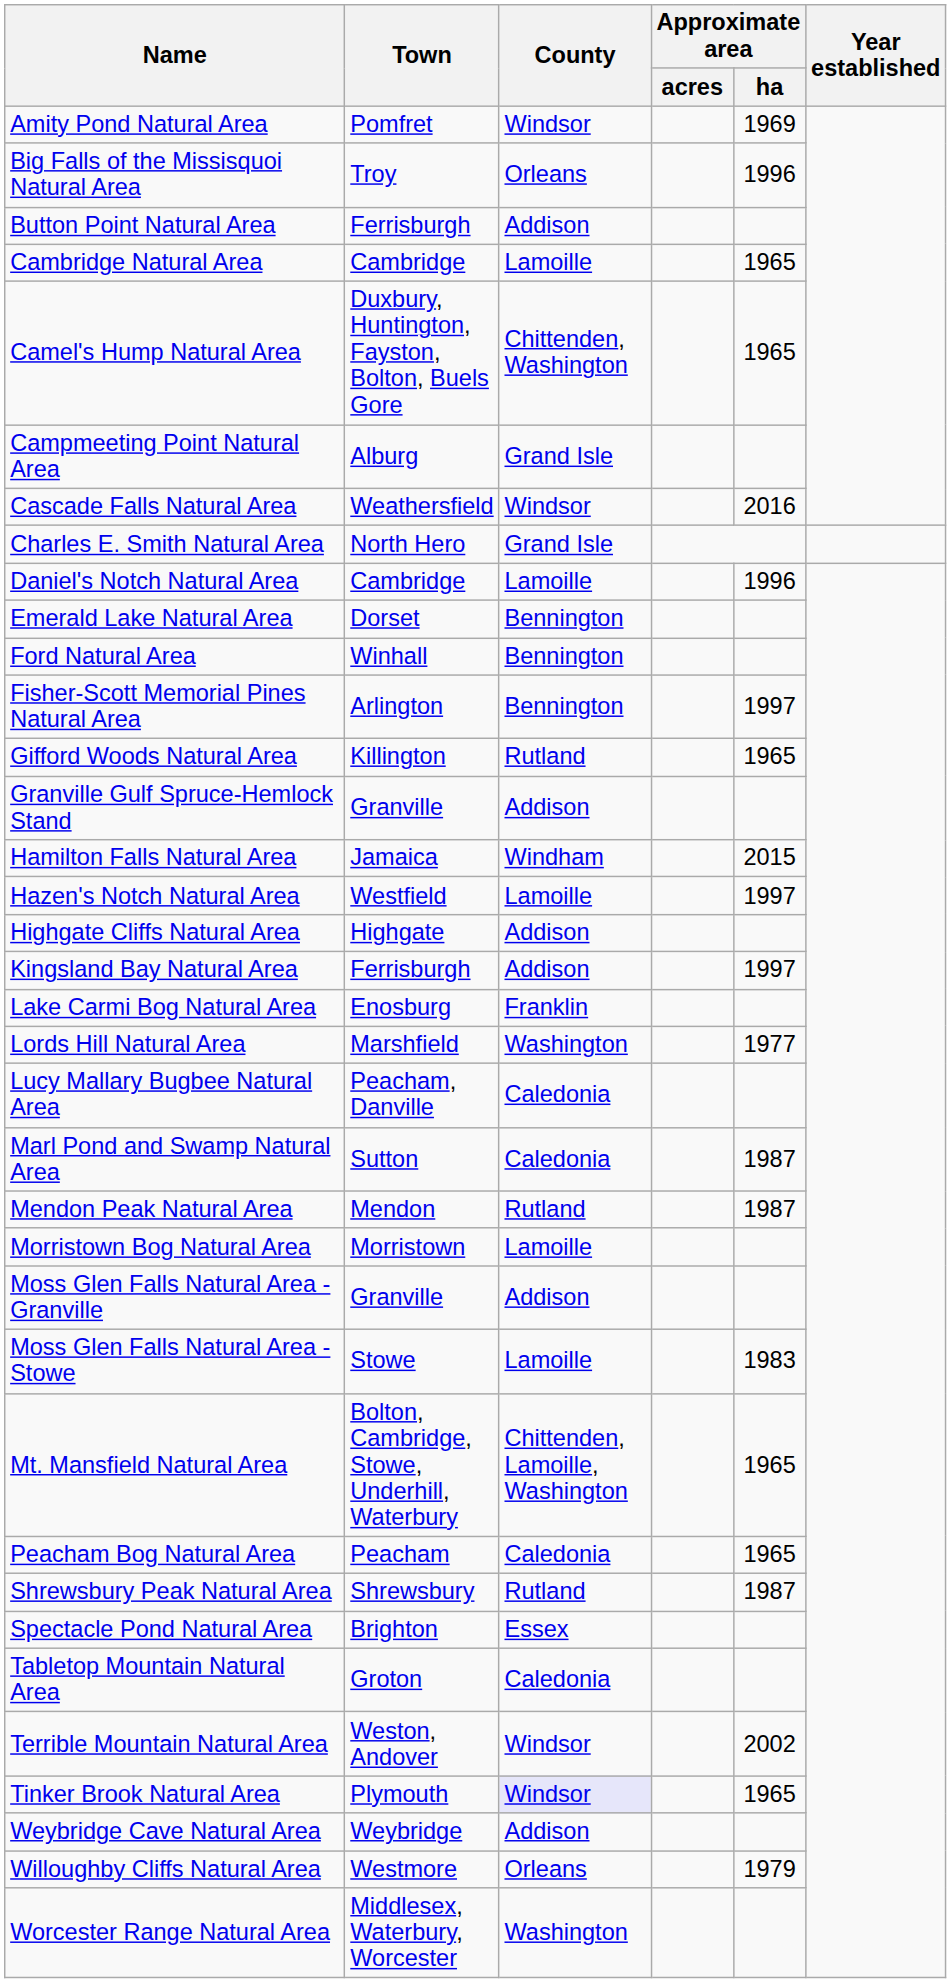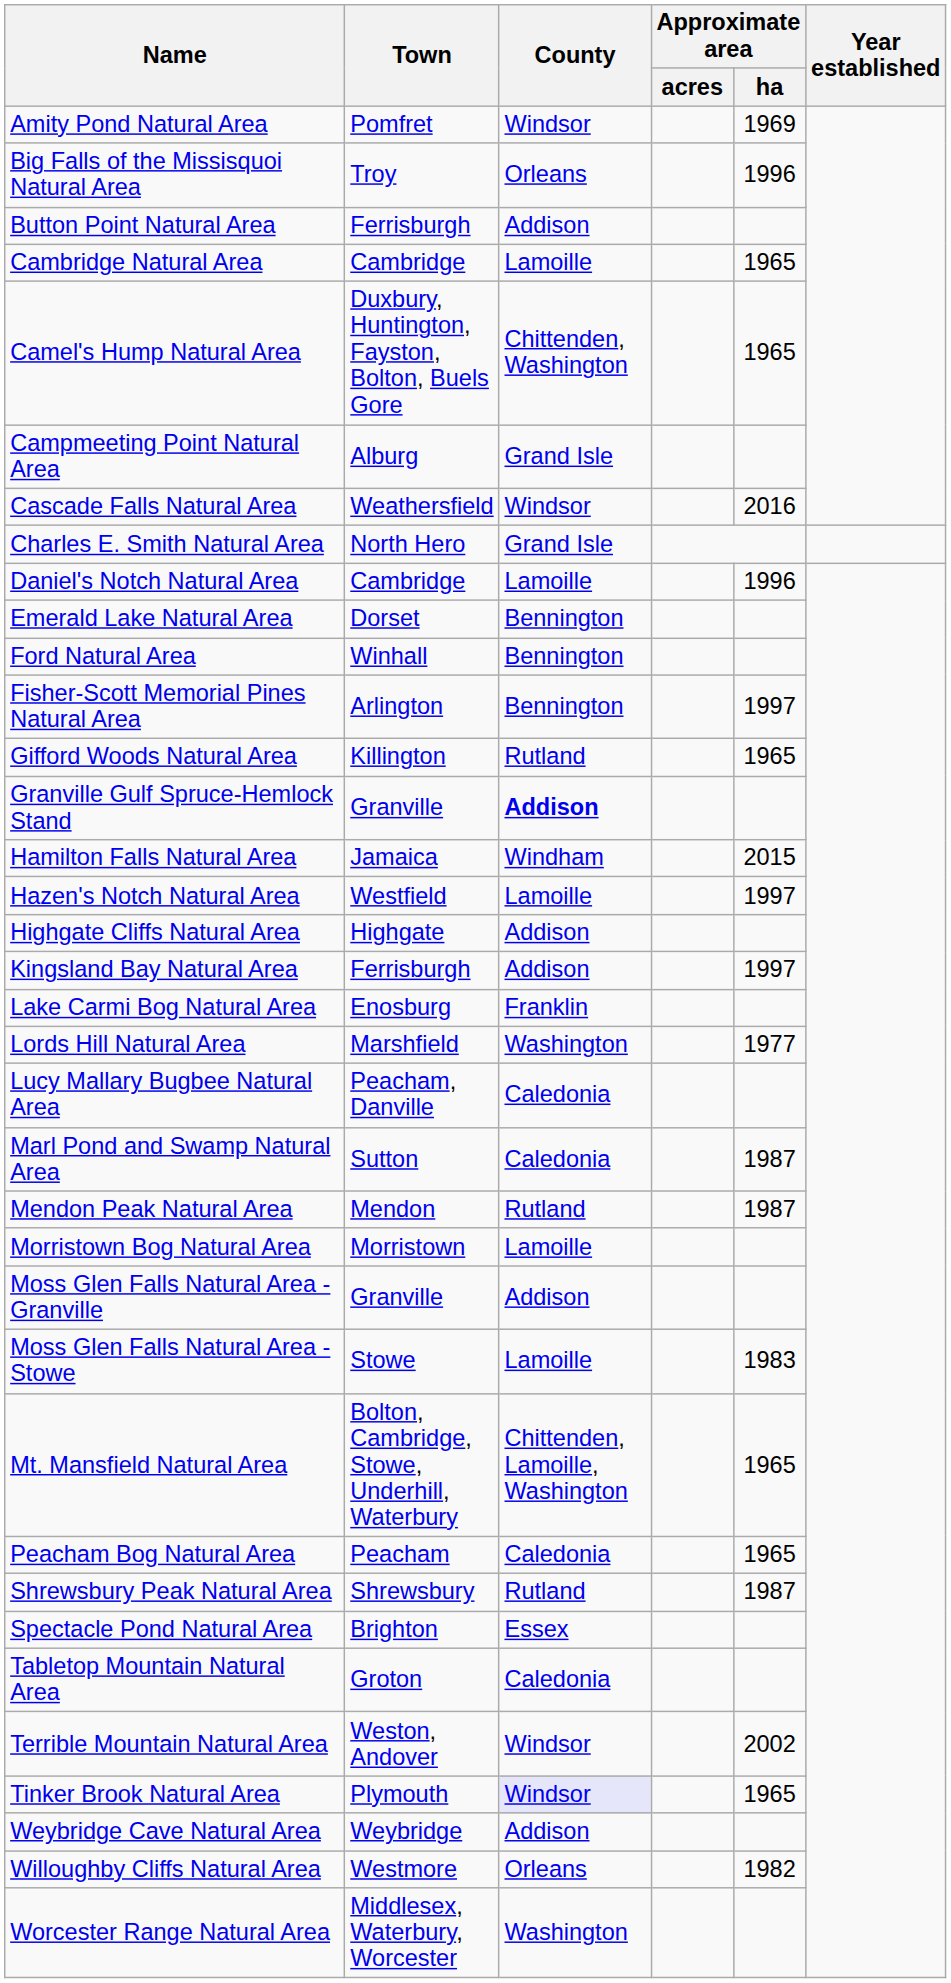(547, 807) normal -> (552, 807) bold
(770, 1868) 1979 -> (770, 1868) 1982
